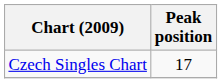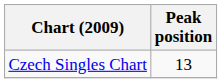(183, 63) 17 -> (183, 63) 13
